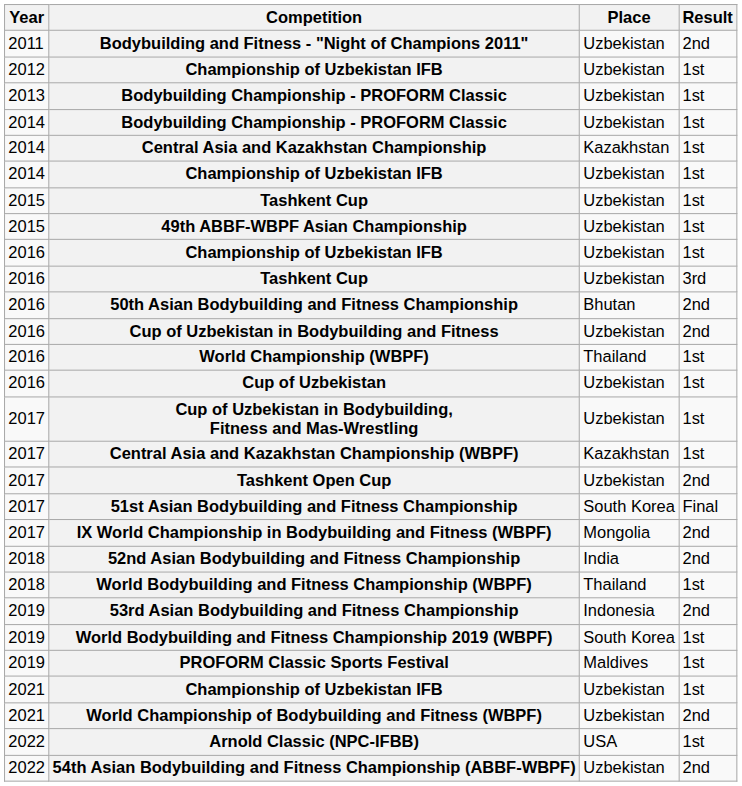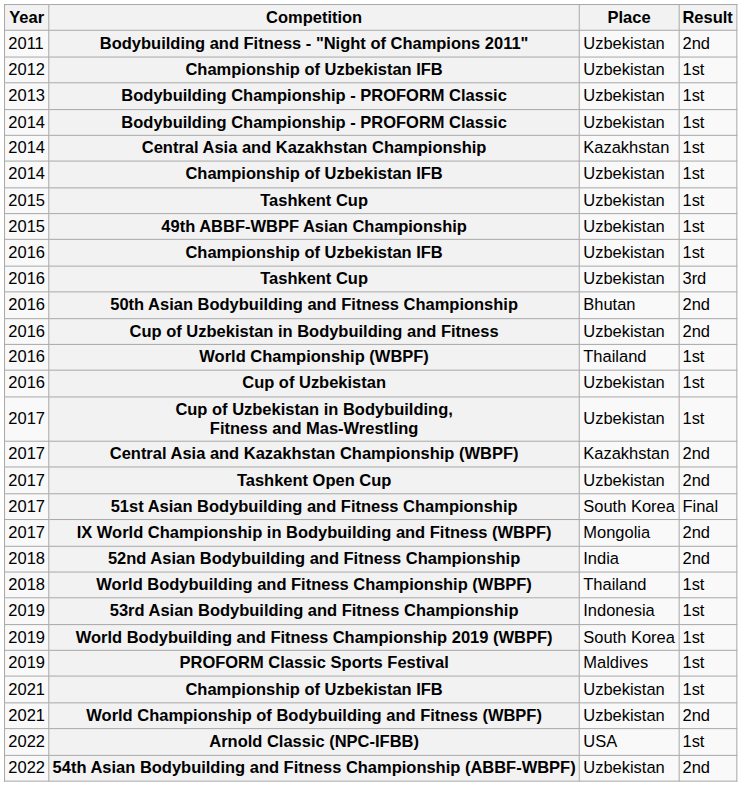(693, 454) 1st -> (696, 454) 2nd
(696, 611) 2nd -> (693, 611) 1st
